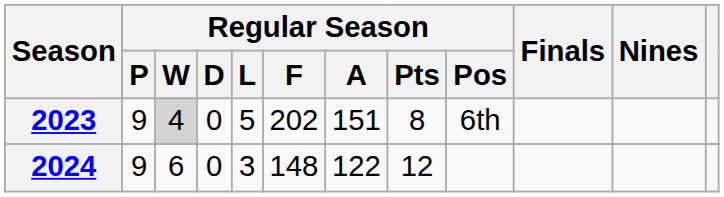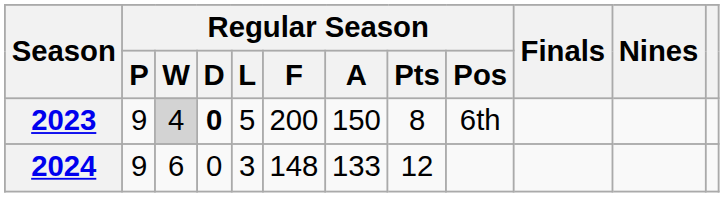(214, 120) normal -> (214, 120) bold
(294, 120) 202 -> (294, 120) 200
(356, 120) 151 -> (356, 120) 150
(356, 167) 122 -> (356, 167) 133
